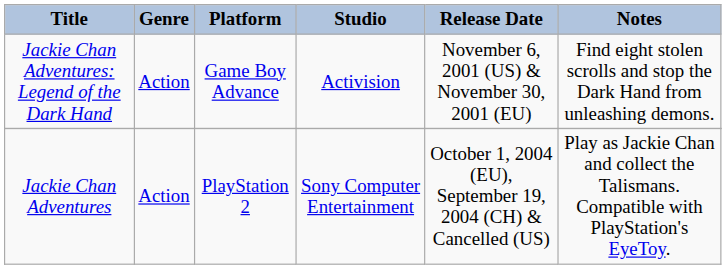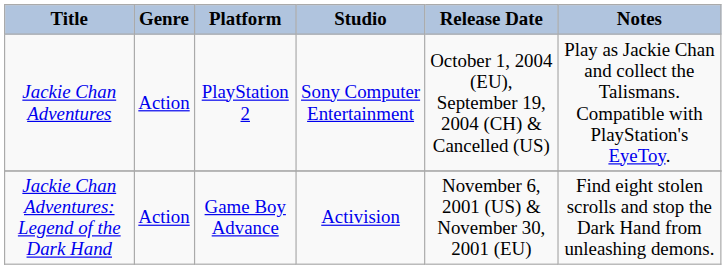rows swapped: (69, 81) <-> (69, 196)
